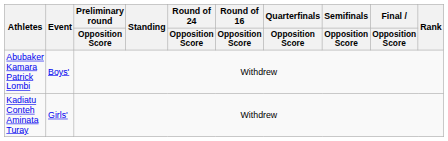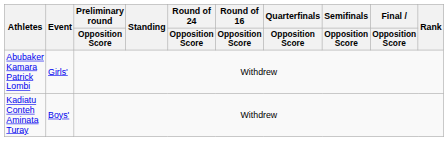(59, 72) Boys' -> (58, 72) Girls'
(58, 115) Girls' -> (59, 115) Boys'
